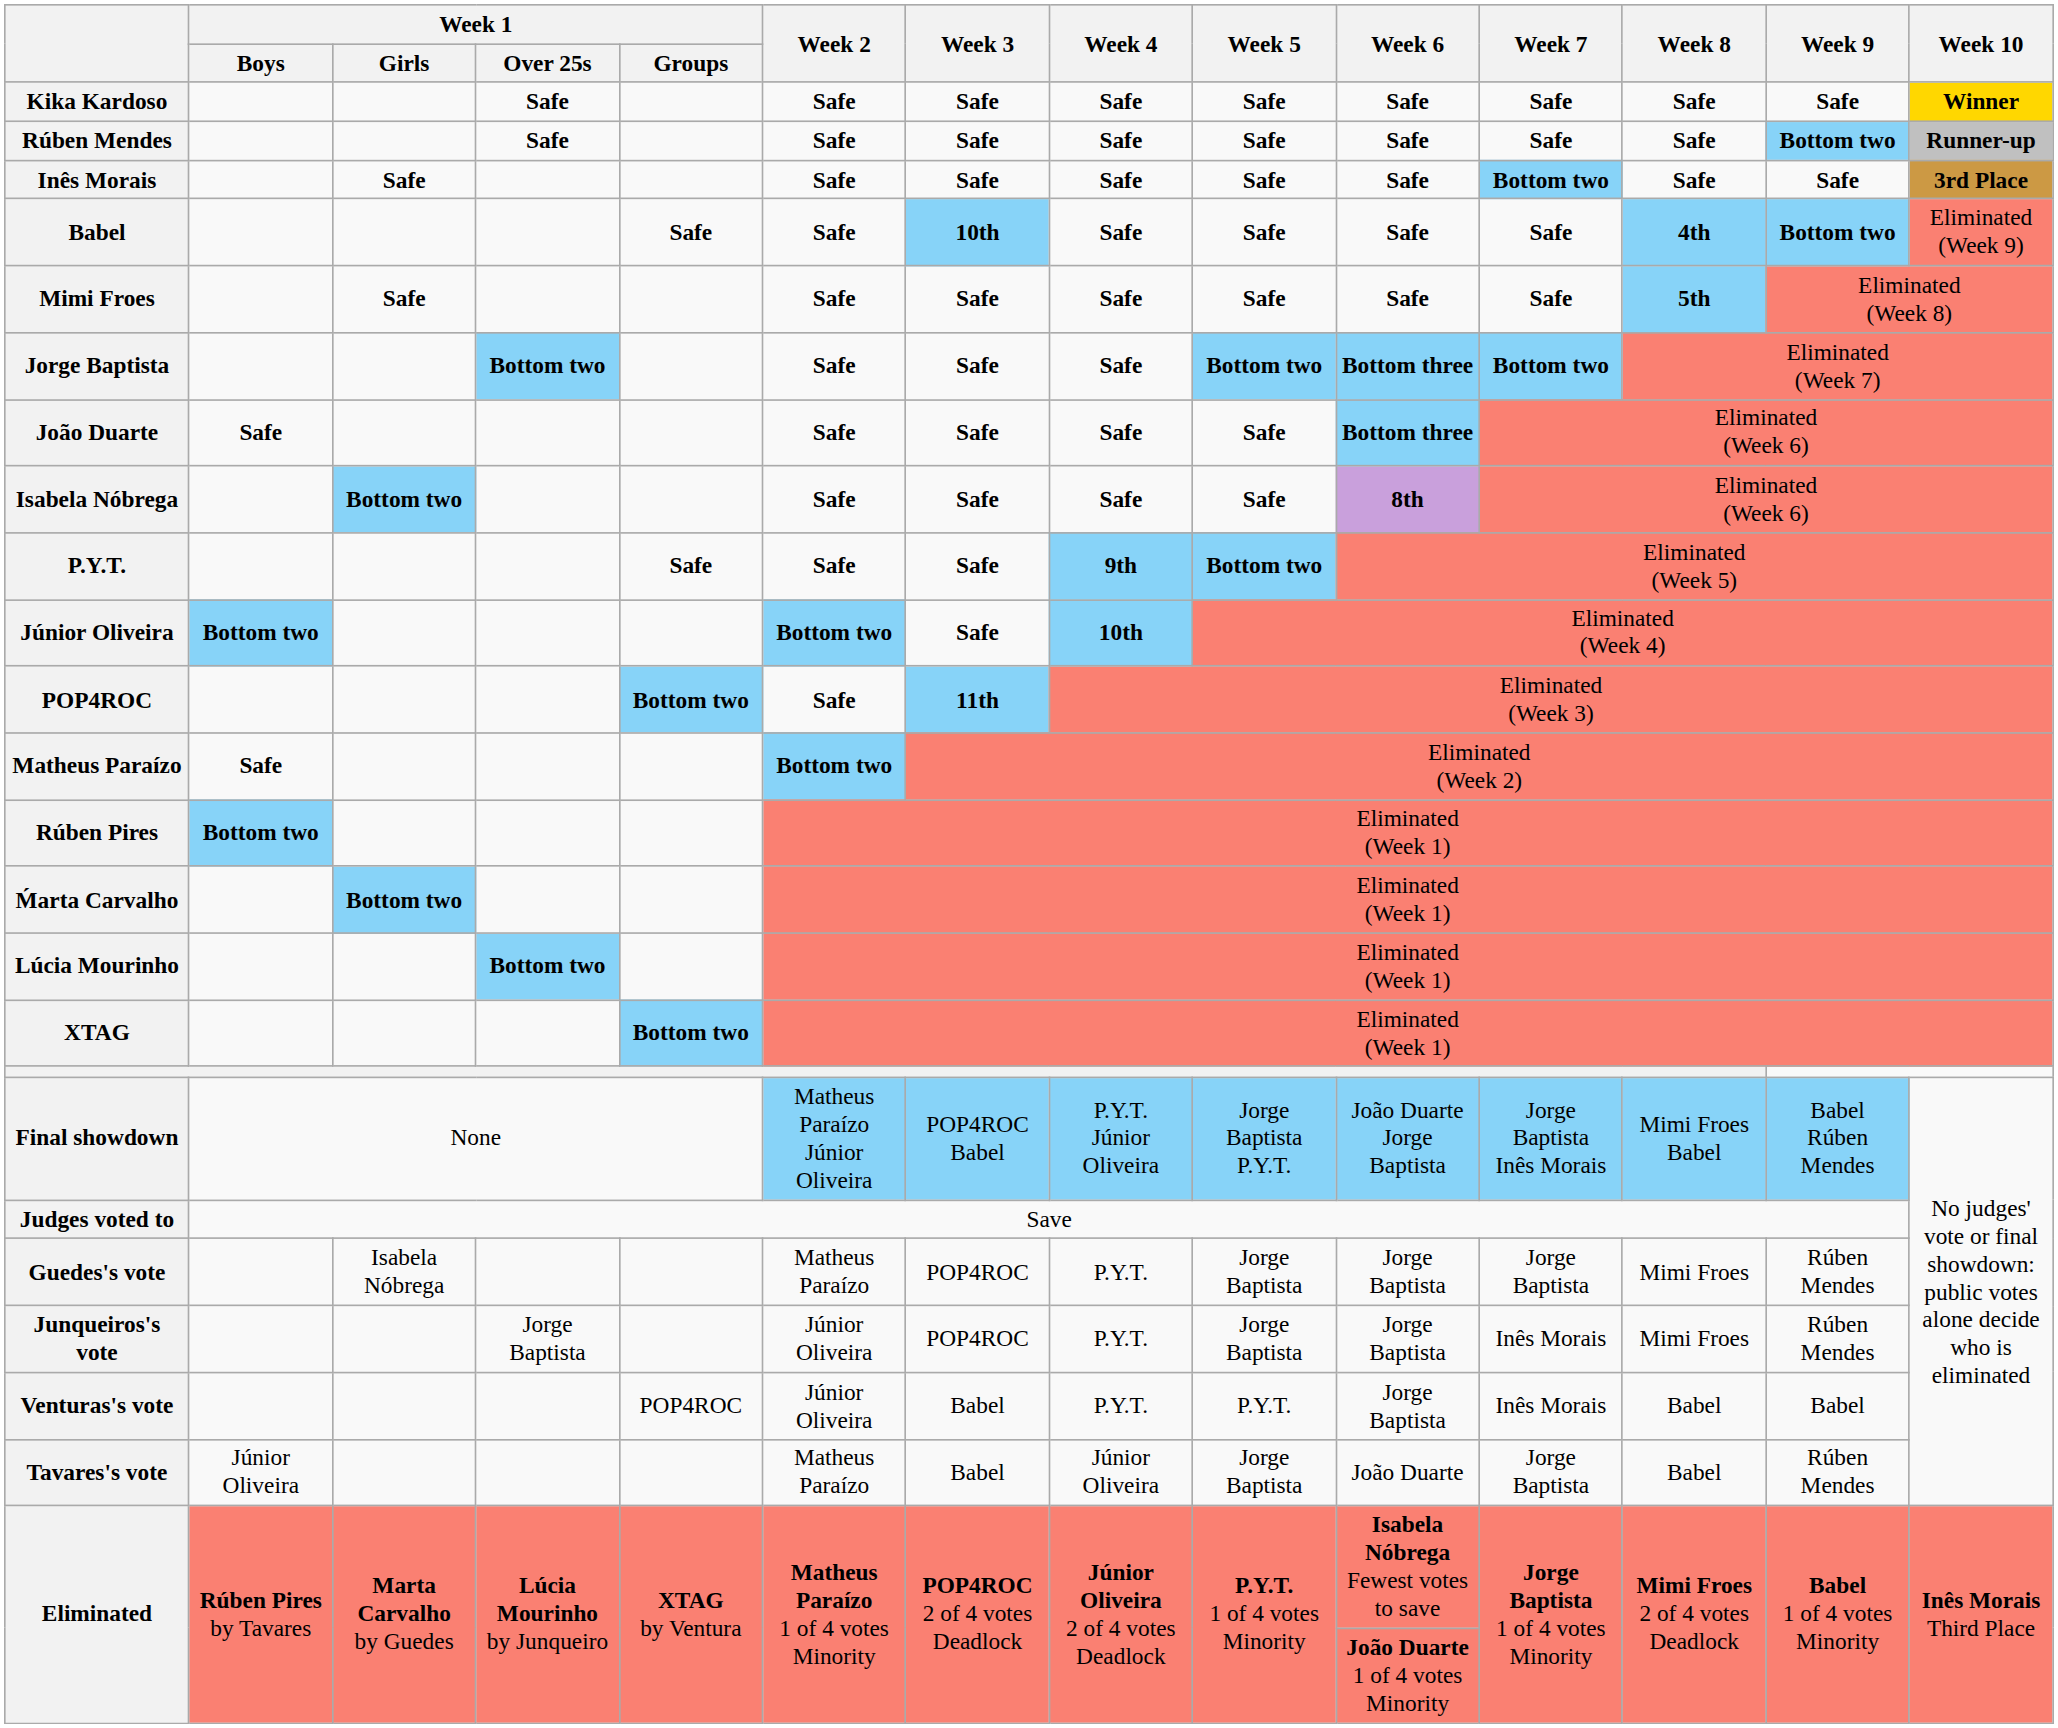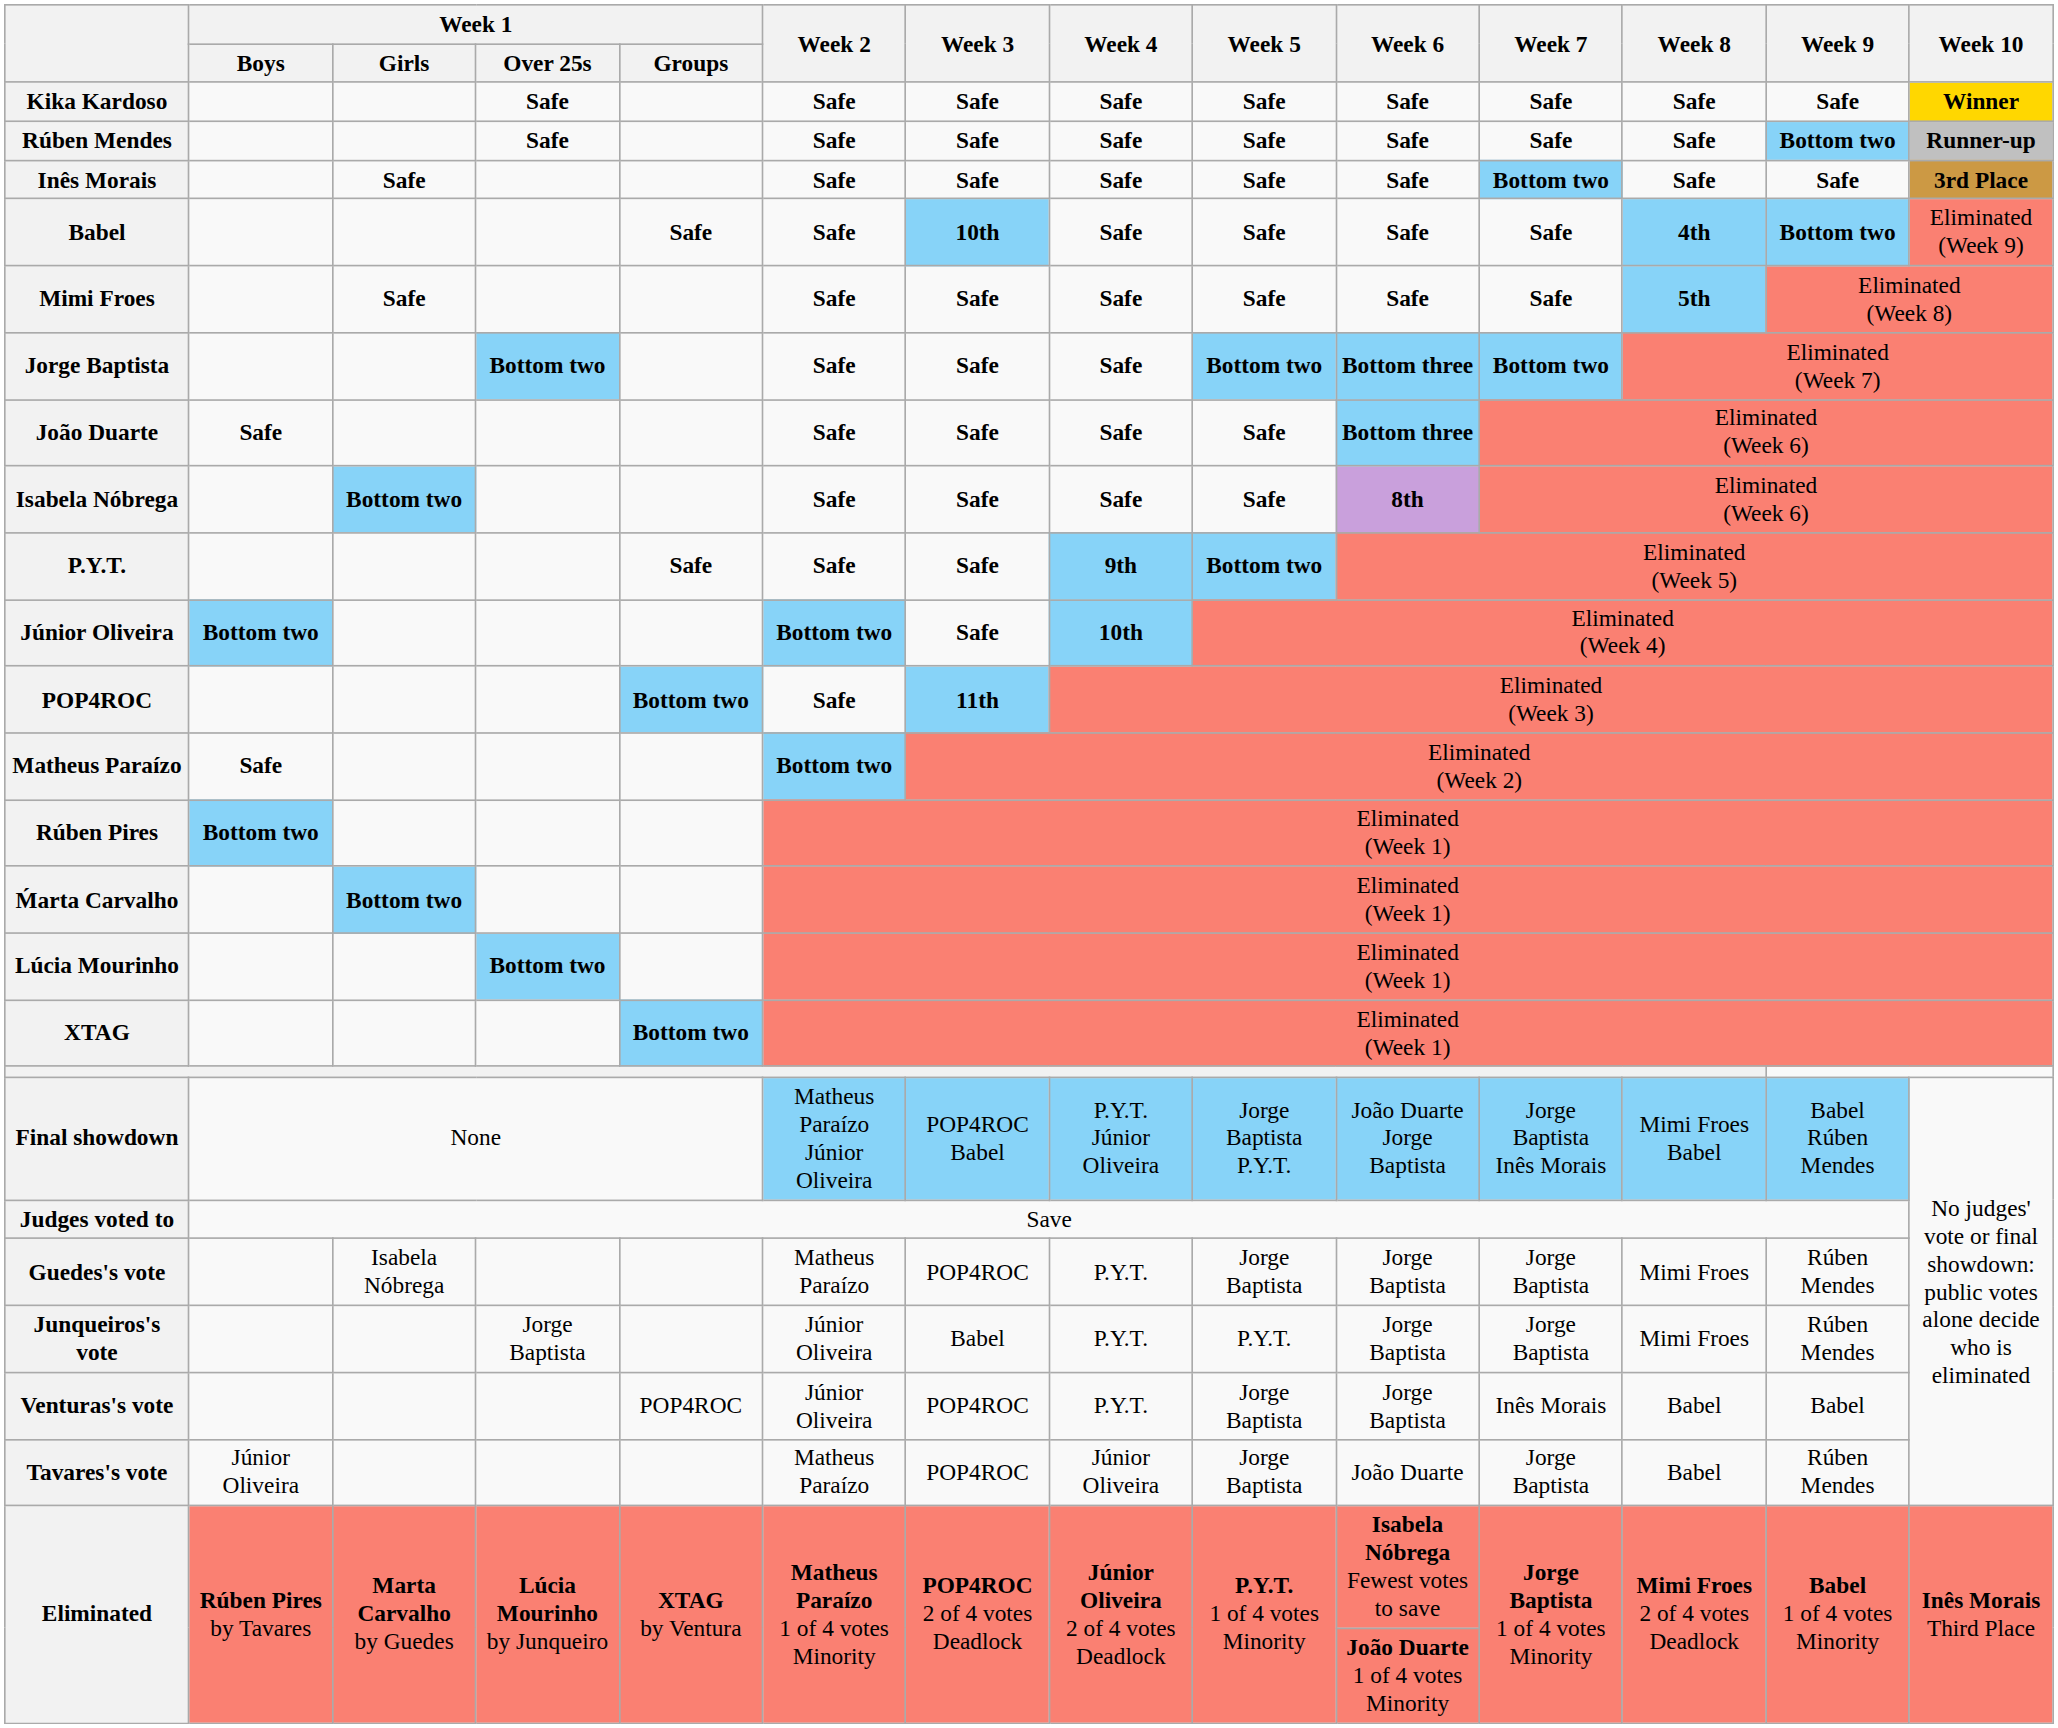(978, 1338) POP4ROC -> (978, 1338) Babel
(1264, 1338) Jorge Baptista -> (1264, 1338) P.Y.T.
(1551, 1338) Inês Morais -> (1551, 1338) Jorge Baptista
(978, 1405) Babel -> (978, 1405) POP4ROC
(1264, 1405) P.Y.T. -> (1264, 1405) Jorge Baptista
(978, 1472) Babel -> (978, 1472) POP4ROC
